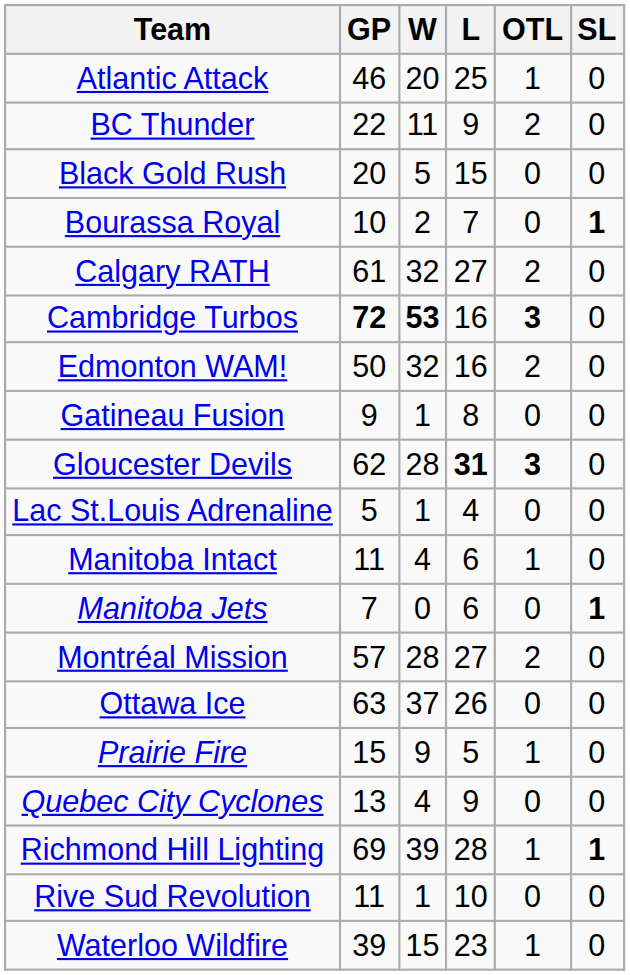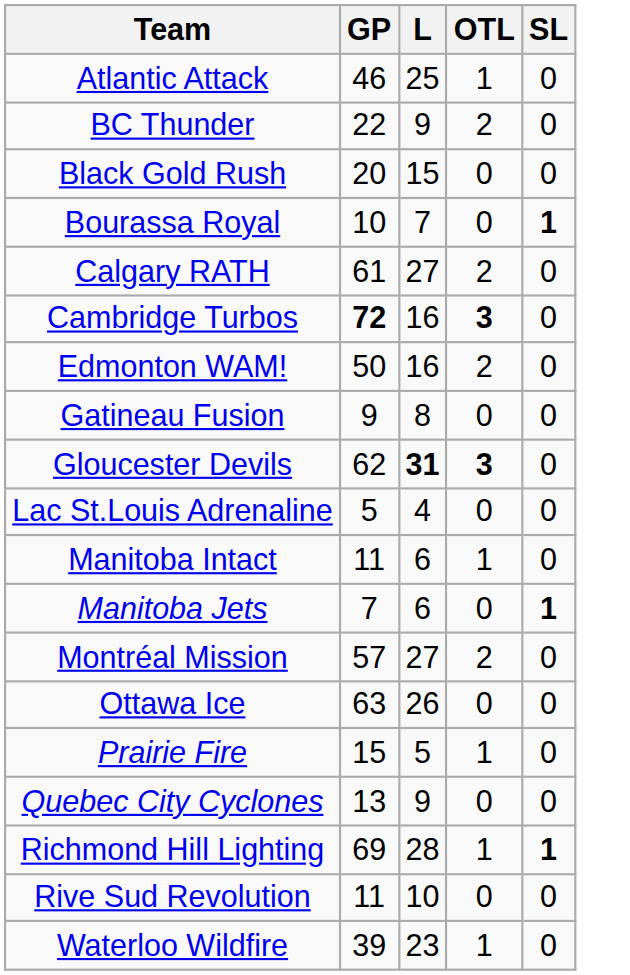- column: (422, 30)
